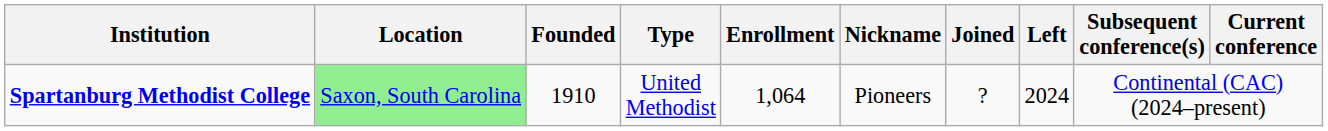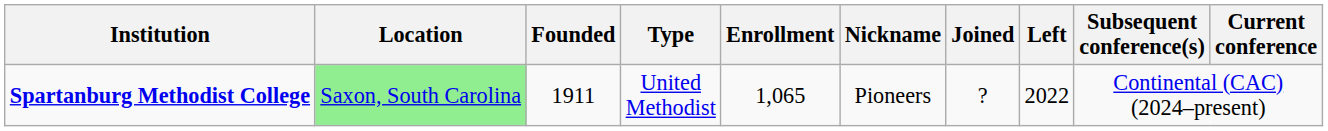(573, 94) 1910 -> (573, 94) 1911
(780, 94) 1,064 -> (780, 94) 1,065
(1047, 94) 2024 -> (1047, 94) 2022
